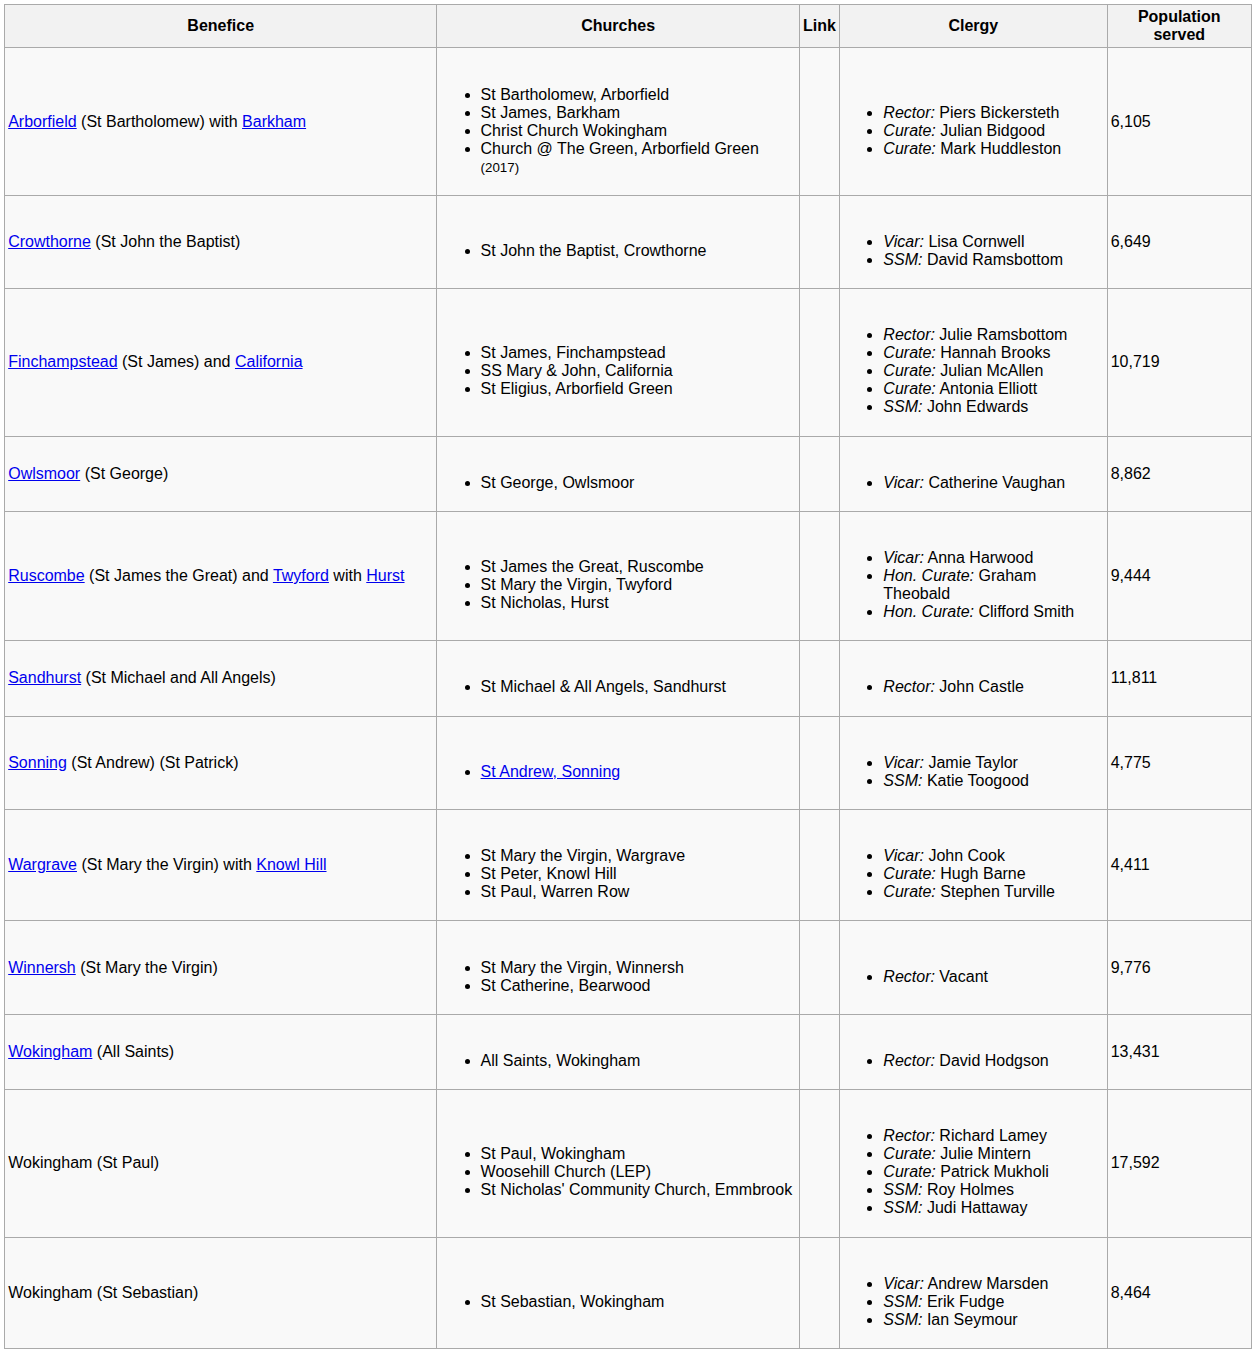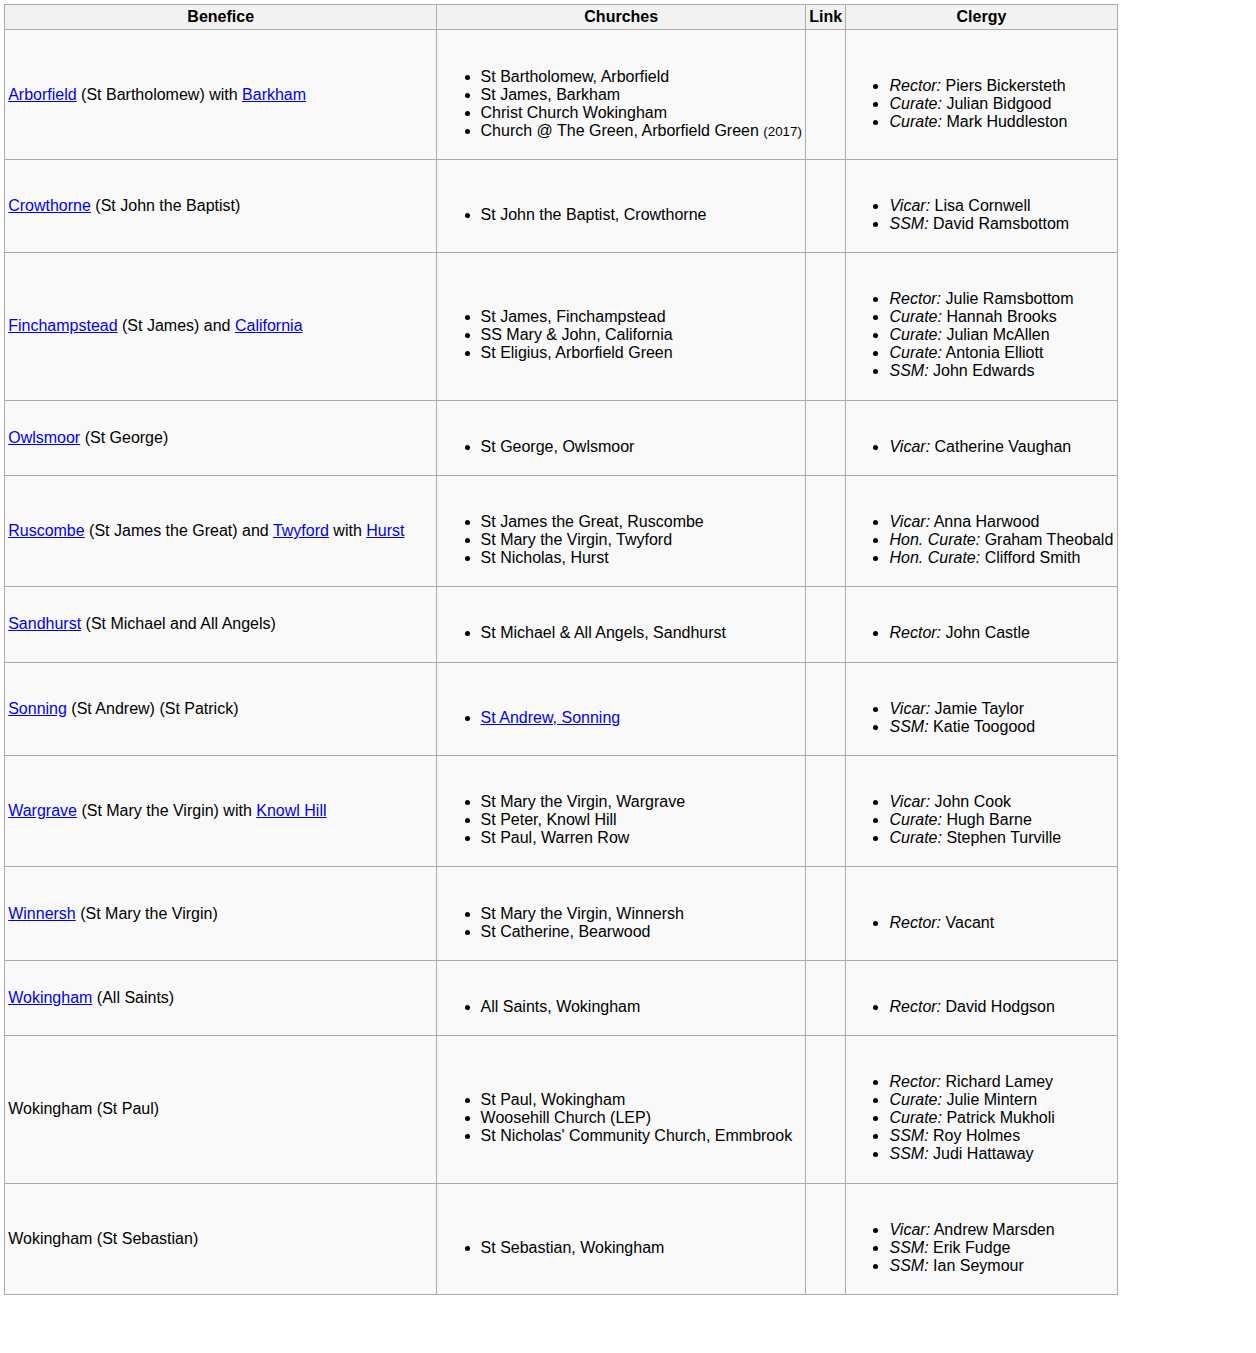- column: (1179, 26)
